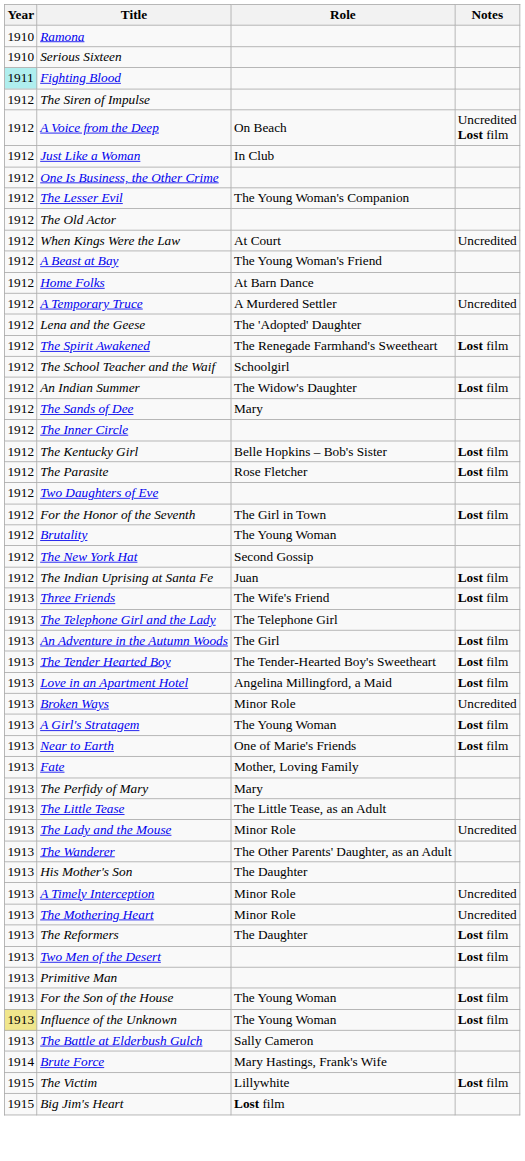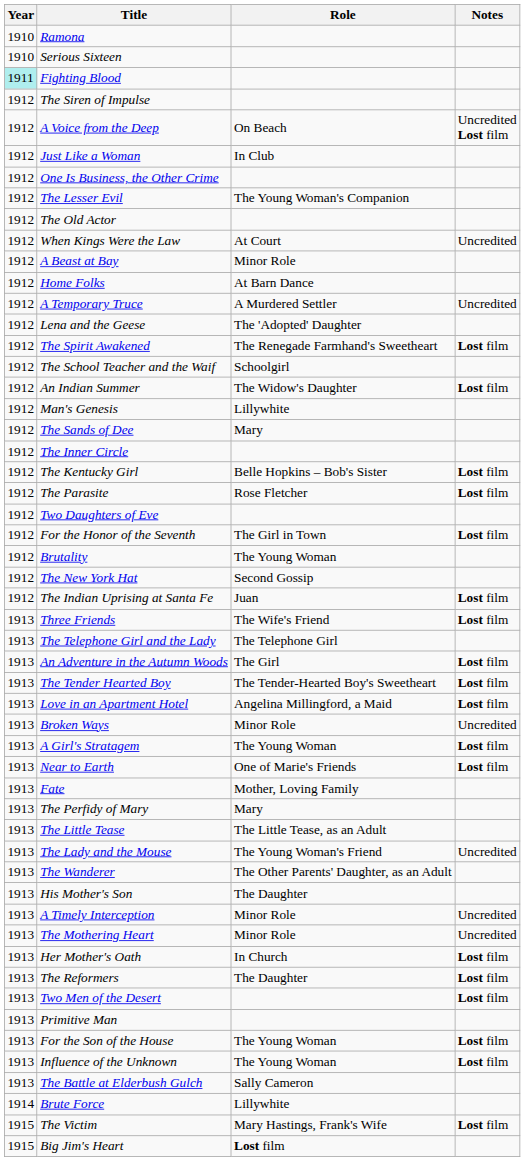(308, 261) The Young Woman's Friend -> (265, 261) Minor Role
+ row: (79, 409)
(265, 830) Minor Role -> (308, 851) The Young Woman's Friend
+ row: (91, 956)
(21, 1019) khaki background -> (21, 1061) no background
(310, 1061) Mary Hastings, Frank's Wife -> (262, 1104) Lillywhite
(262, 1083) Lillywhite -> (310, 1125) Mary Hastings, Frank's Wife
